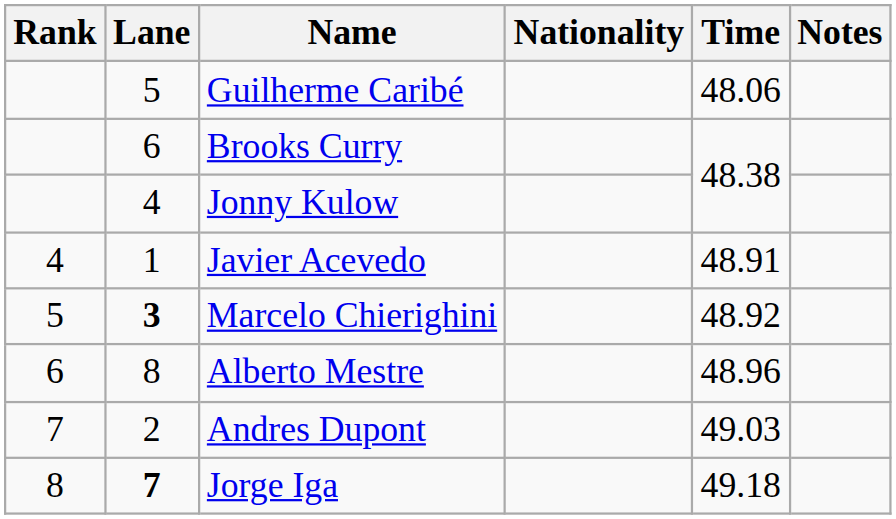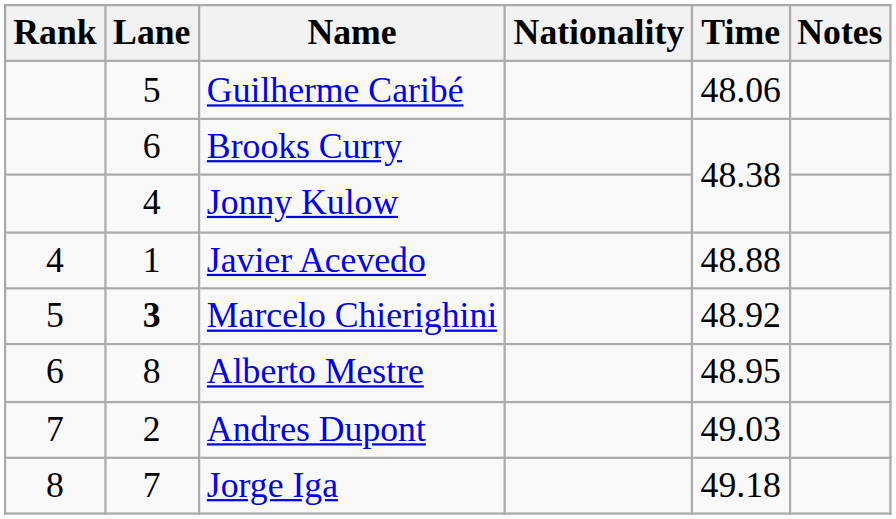(741, 259) 48.91 -> (741, 259) 48.88
(741, 372) 48.96 -> (741, 372) 48.95
(152, 485) bold -> (152, 485) normal
